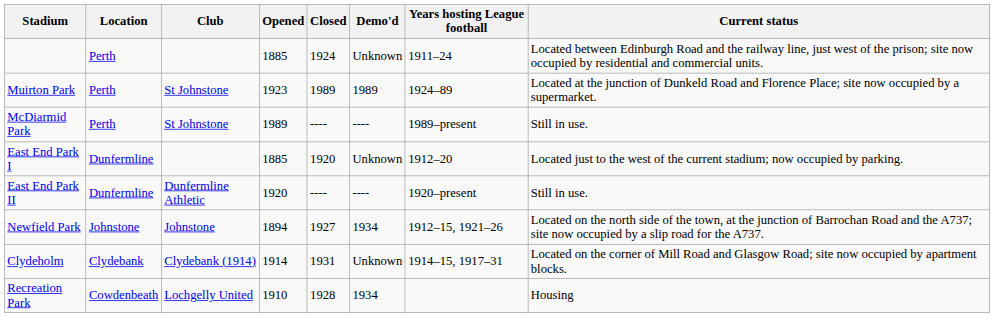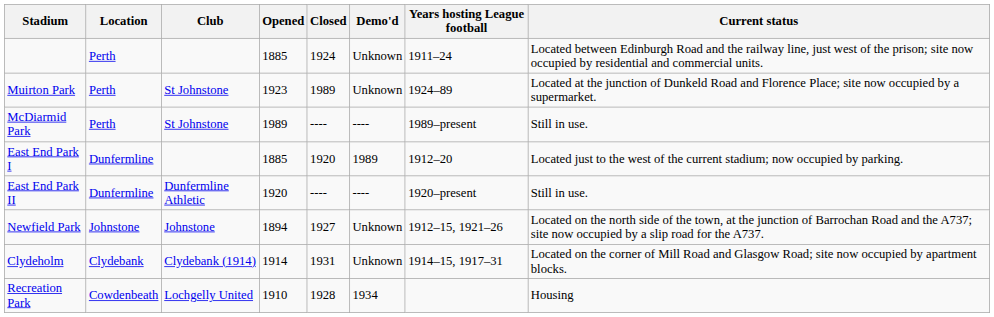(365, 90) 1989 -> (377, 90) Unknown
(377, 158) Unknown -> (365, 158) 1989
(365, 227) 1934 -> (377, 227) Unknown
